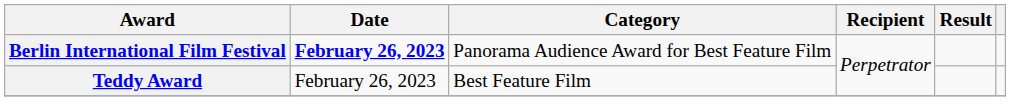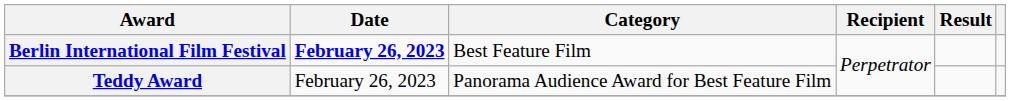(642, 50) Panorama Audience Award for Best Feature Film -> (522, 50) Best Feature Film
(522, 80) Best Feature Film -> (642, 80) Panorama Audience Award for Best Feature Film
